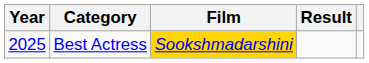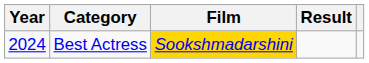(27, 44) 2025 -> (27, 44) 2024
